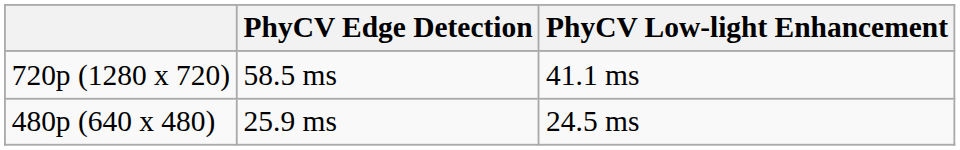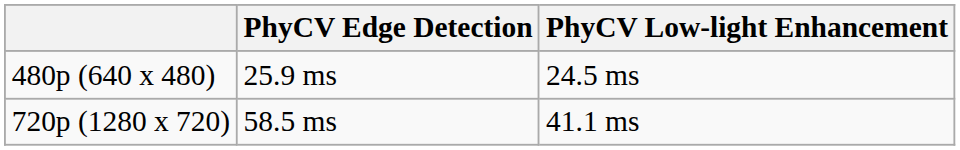rows swapped: (114, 121) <-> (121, 74)
